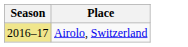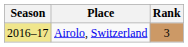+ column: (167, 13)
